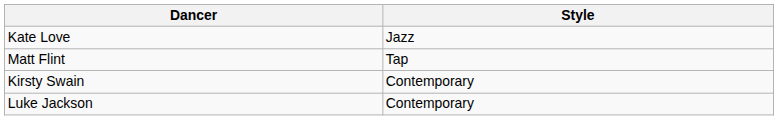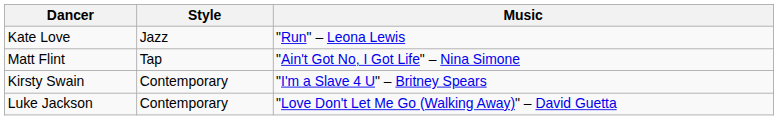+ column: (523, 15)
